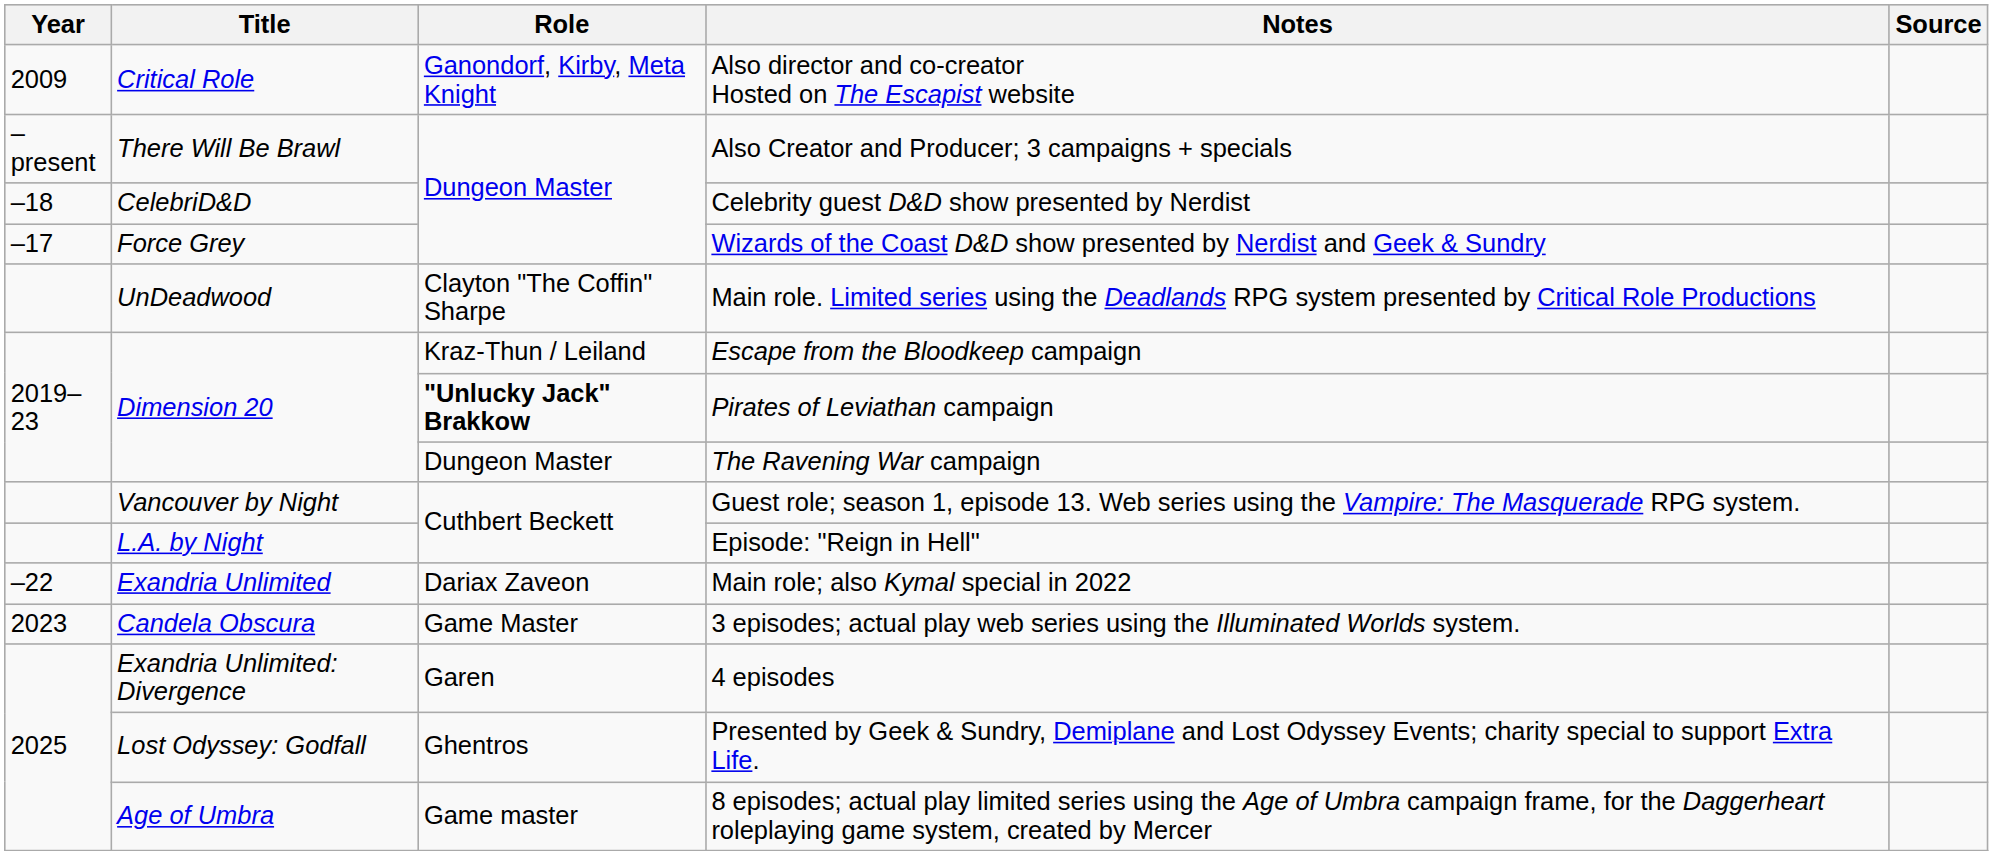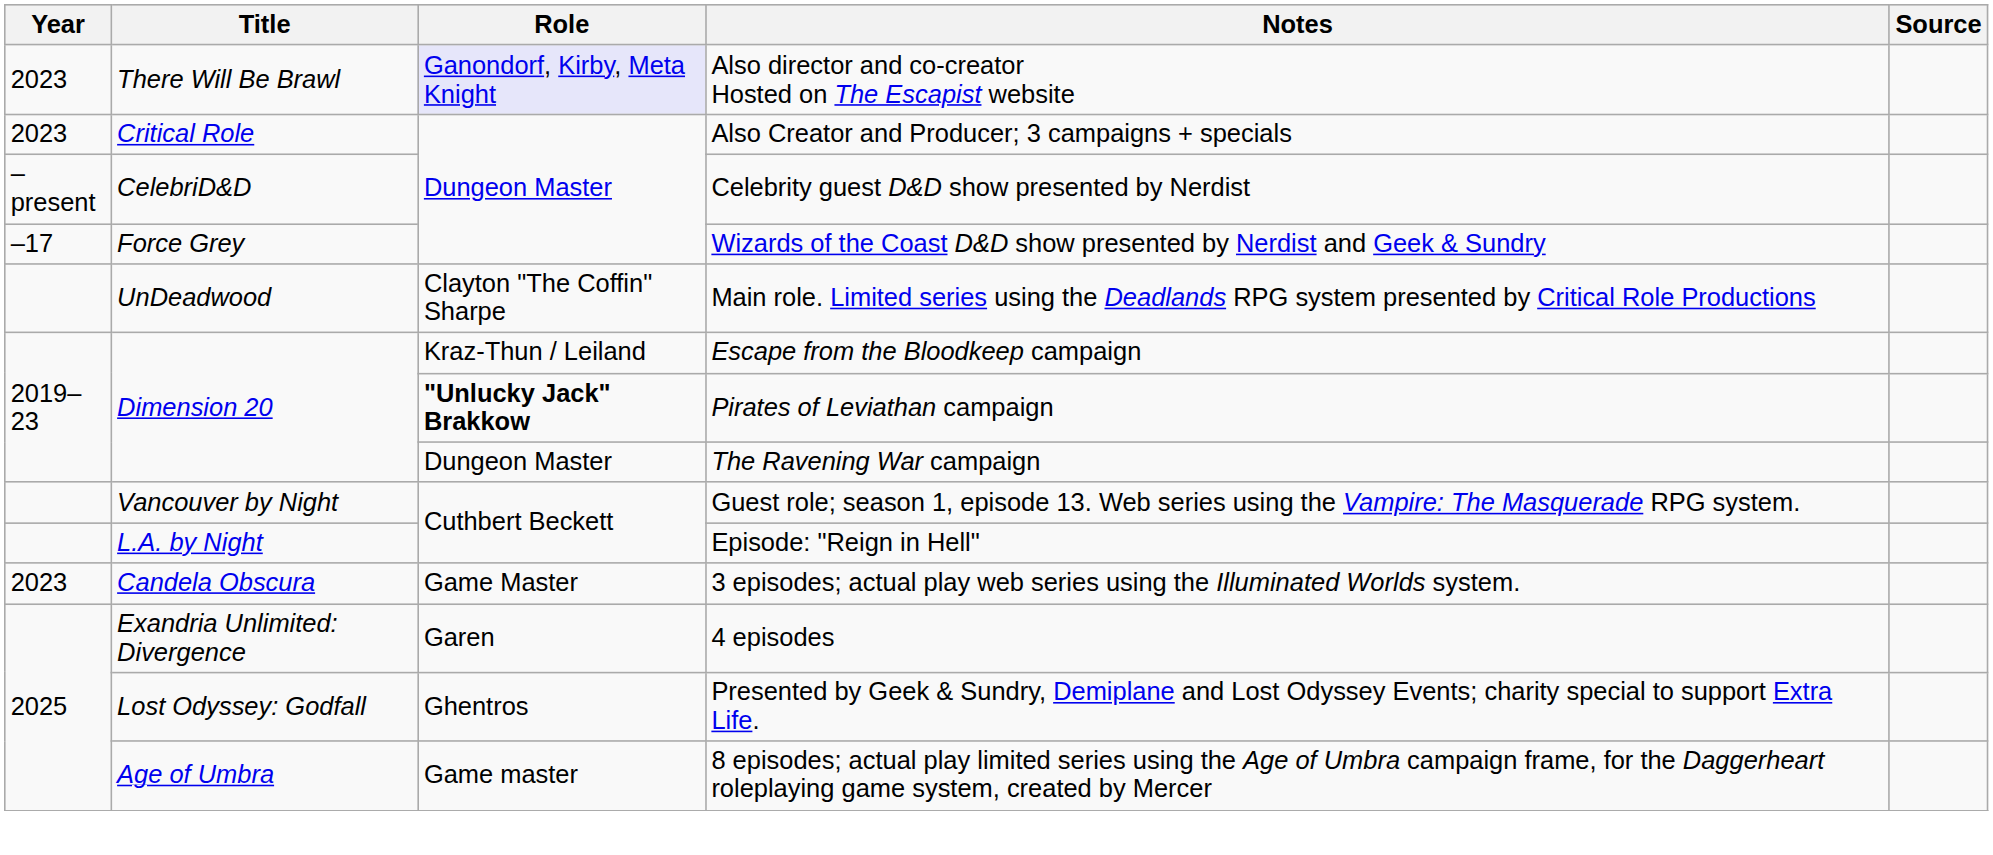(39, 79) 2009 -> (39, 79) 2023
(186, 79) Critical Role -> (229, 79) There Will Be Brawl
(554, 79) no background -> (554, 79) lavender background
(53, 148) –present -> (39, 133) 2023
(229, 148) There Will Be Brawl -> (186, 133) Critical Role
(32, 202) –18 -> (53, 188) –present
- row: (921, 582)
